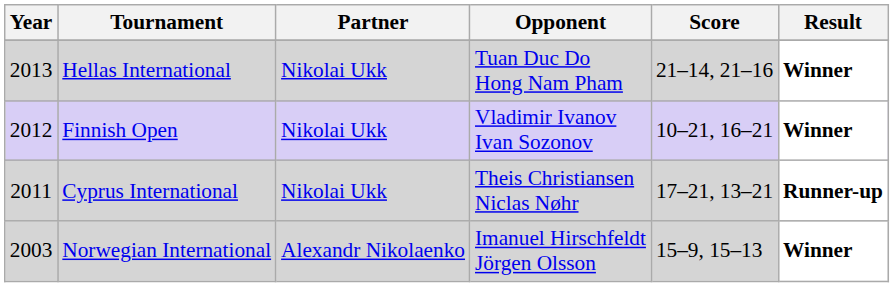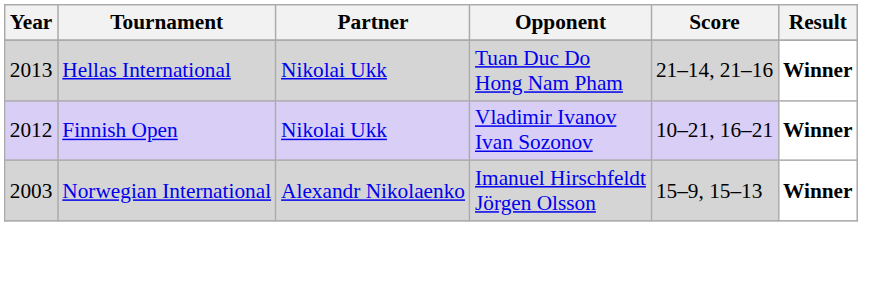- row: (150, 190)
